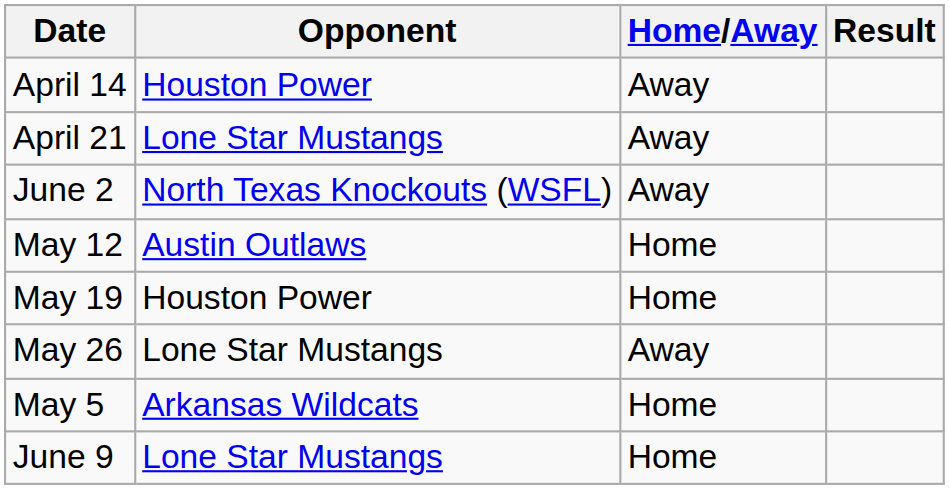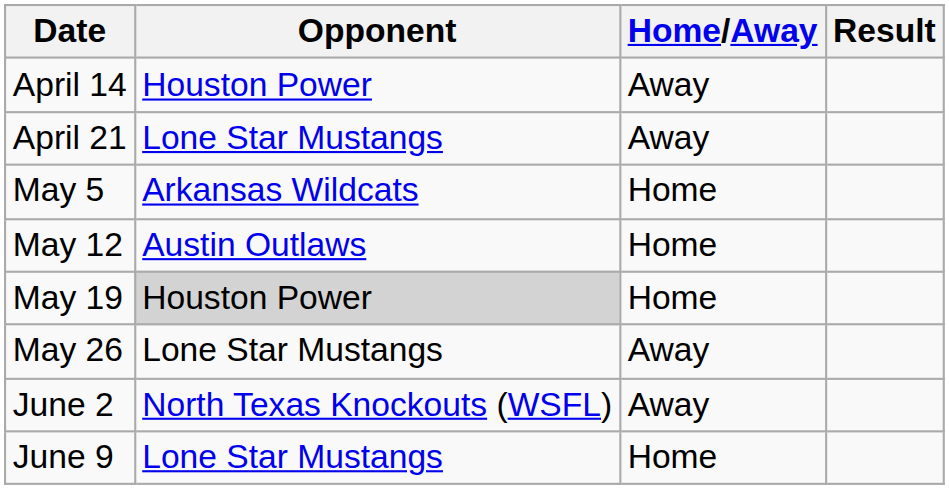rows swapped: (59, 404) <-> (63, 191)
(257, 297) no background -> (257, 297) lightgrey background
